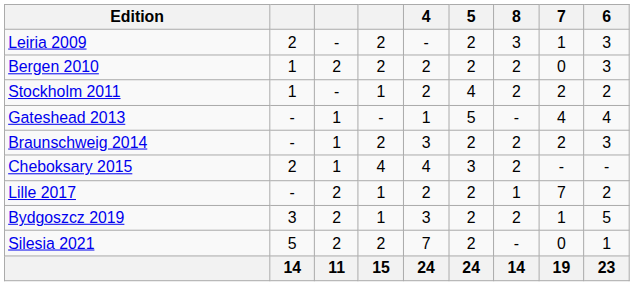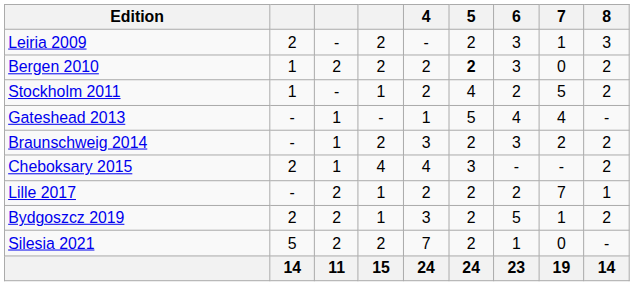columns swapped: (607, 17) <-> (516, 17)
(471, 67) normal -> (471, 67) bold
(561, 92) 2 -> (561, 92) 5
(292, 218) 3 -> (292, 218) 2
